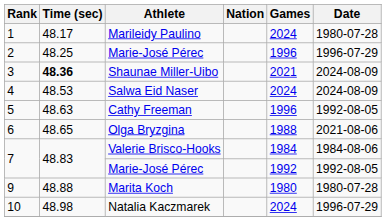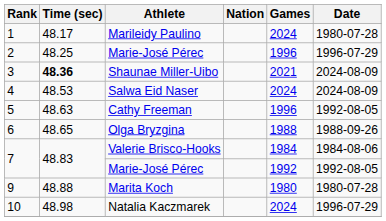(347, 130) 2021-08-06 -> (347, 130) 1988-09-26
